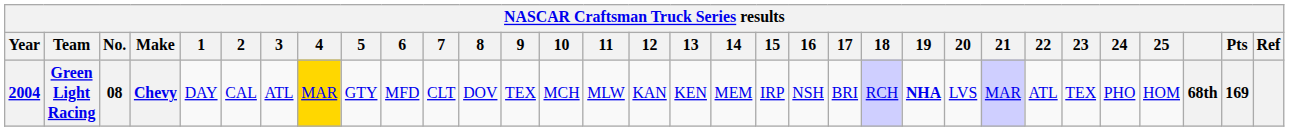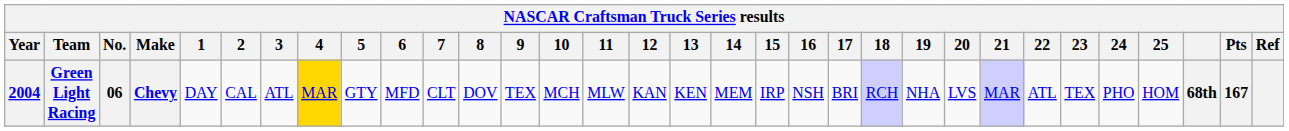(115, 92) 08 -> (115, 92) 06
(924, 92) bold -> (923, 92) normal
(1237, 92) 169 -> (1236, 92) 167
